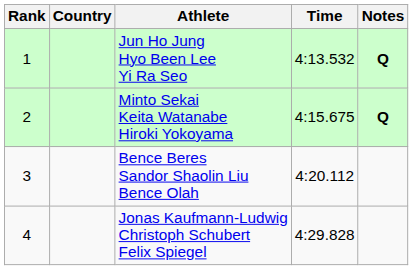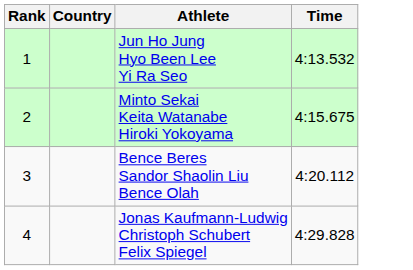- column: (383, 16)
